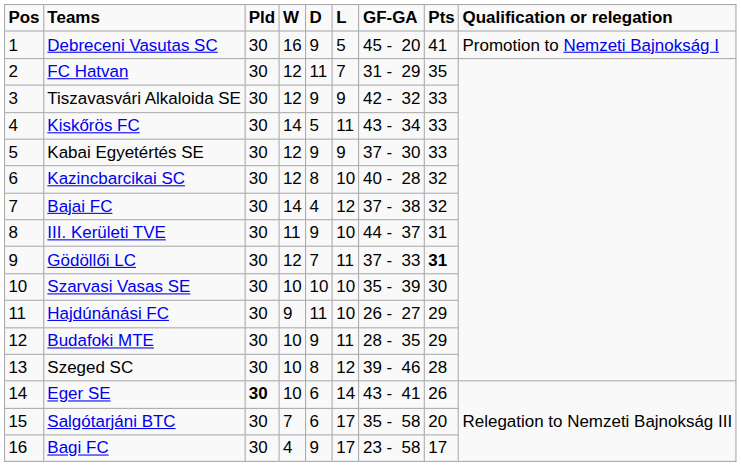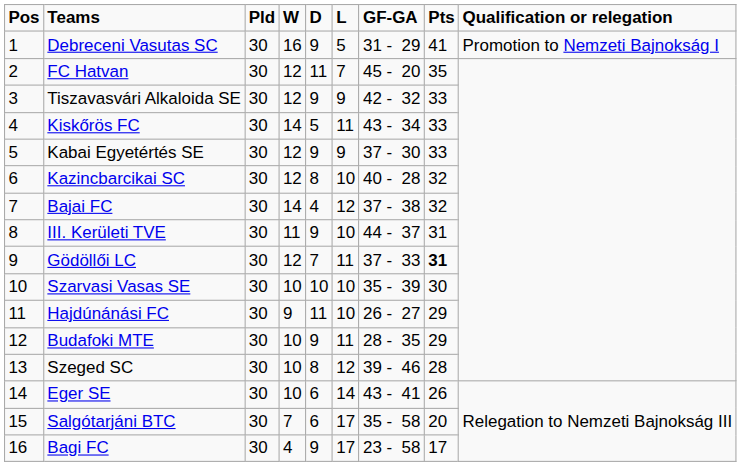(392, 44) 45 - 20 -> (392, 44) 31 - 29
(392, 71) 31 - 29 -> (392, 71) 45 - 20
(258, 394) bold -> (258, 394) normal
